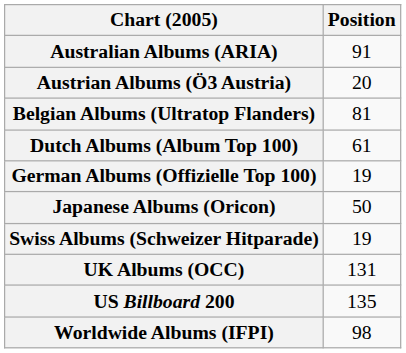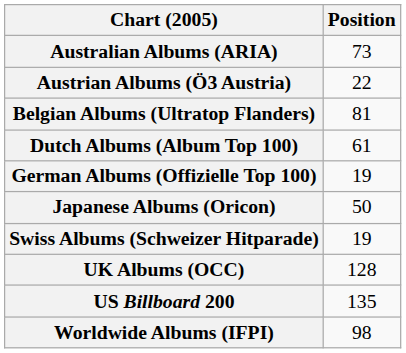(362, 51) 91 -> (362, 51) 73
(362, 82) 20 -> (362, 82) 22
(362, 269) 131 -> (362, 269) 128
